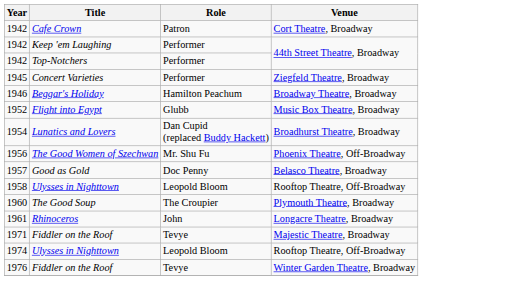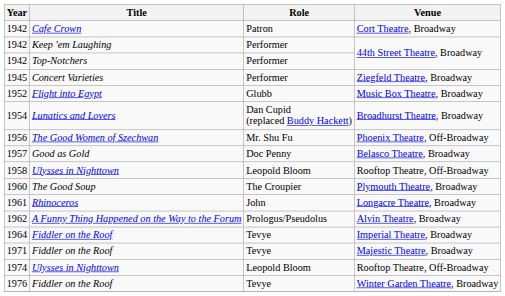- row: (17, 93)
+ row: (17, 219)
+ row: (17, 235)
